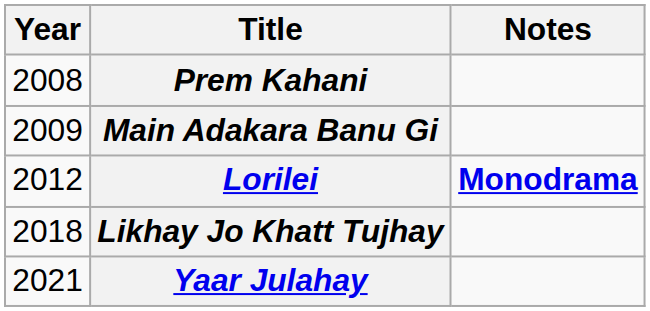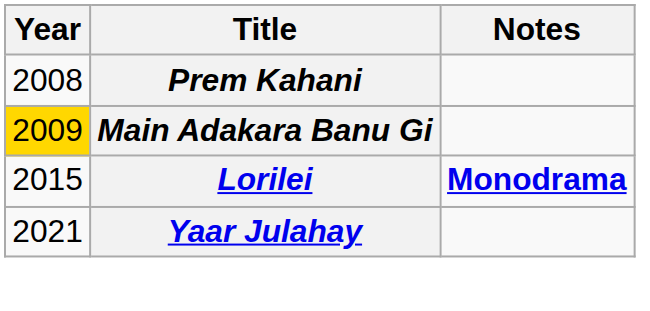(48, 130) no background -> (48, 130) gold background
(48, 180) 2012 -> (48, 180) 2015
- row: (270, 230)
